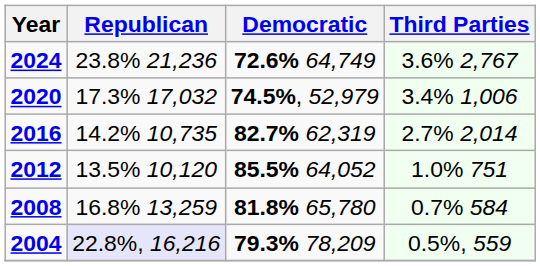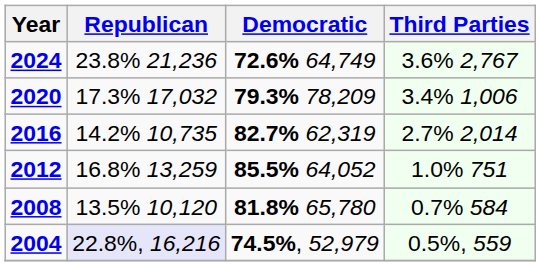(305, 97) 74.5%, 52,979 -> (305, 97) 79.3% 78,209
(146, 169) 13.5% 10,120 -> (146, 169) 16.8% 13,259
(146, 206) 16.8% 13,259 -> (146, 206) 13.5% 10,120
(305, 242) 79.3% 78,209 -> (305, 242) 74.5%, 52,979
